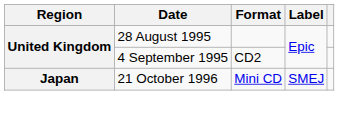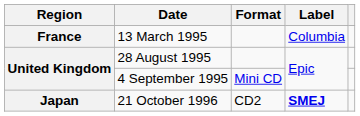+ row: (162, 36)
(248, 57) CD2 -> (258, 79) Mini CD
(258, 79) Mini CD -> (248, 100) CD2
(306, 79) normal -> (307, 100) bold
